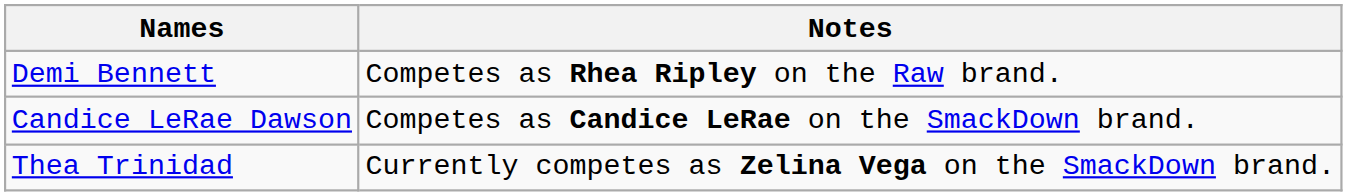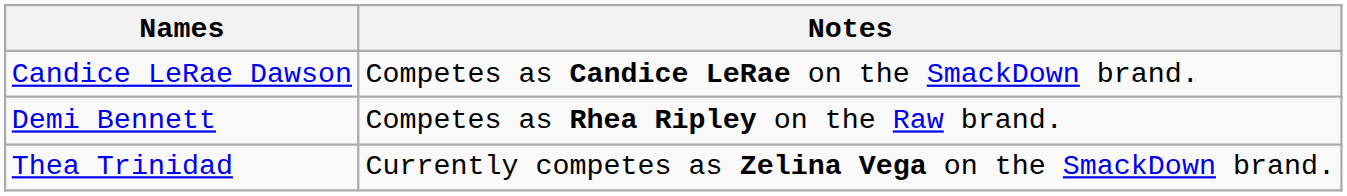rows swapped: (182, 121) <-> (114, 74)
